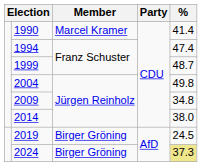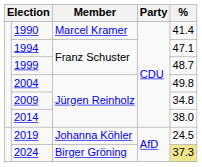(183, 48) 47.4 -> (183, 48) 47.1
(91, 135) Birger Gröning -> (94, 135) Johanna Köhler
